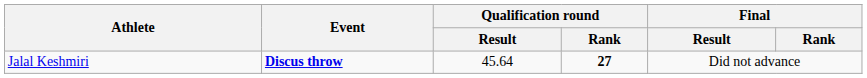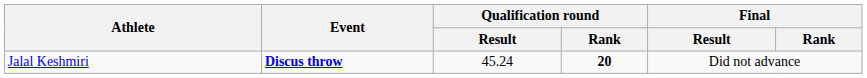(497, 62) 45.64 -> (497, 62) 45.24
(605, 62) 27 -> (605, 62) 20
